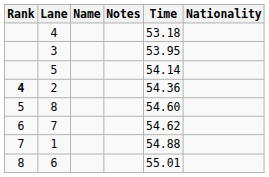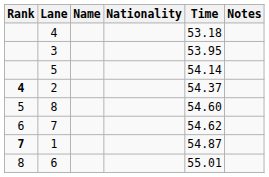columns swapped: (224, 14) <-> (123, 14)
(163, 88) 54.36 -> (205, 88) 54.37
(21, 144) normal -> (21, 144) bold
(163, 144) 54.88 -> (205, 144) 54.87
